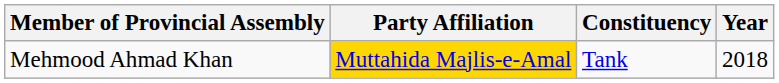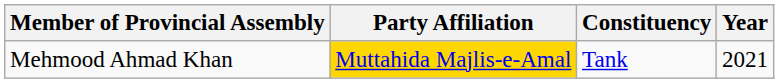(745, 59) 2018 -> (745, 59) 2021
